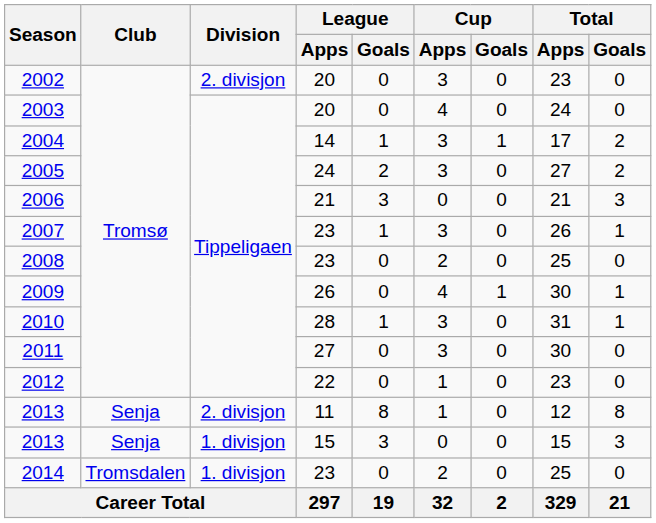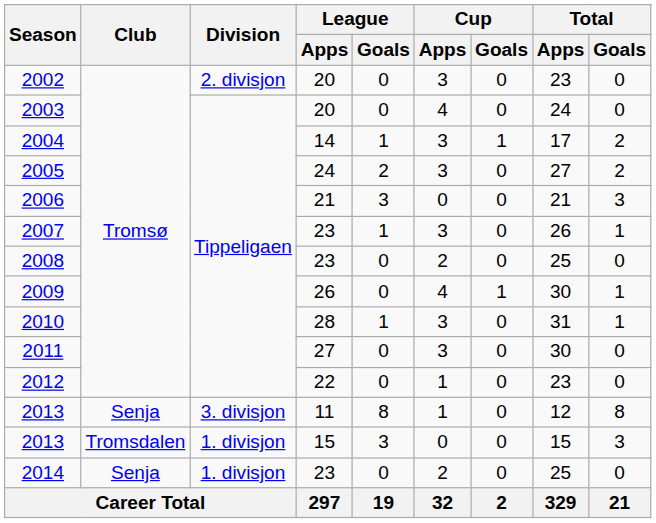(243, 412) 2. divisjon -> (243, 412) 3. divisjon
(135, 442) Senja -> (135, 442) Tromsdalen
(135, 472) Tromsdalen -> (135, 472) Senja
